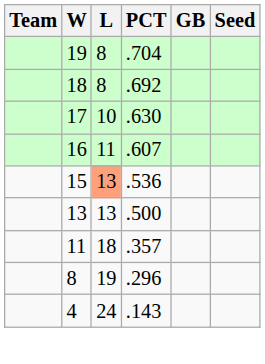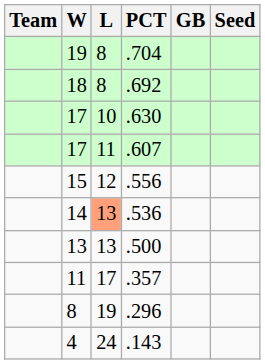(77, 149) 16 -> (77, 149) 17
+ row: (144, 181)
(77, 181) 15 -> (77, 213) 14
(106, 246) 18 -> (106, 278) 17
